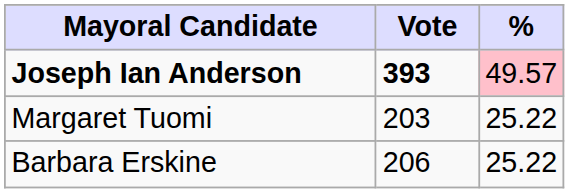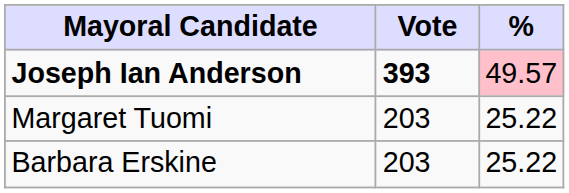(407, 163) 206 -> (407, 163) 203
